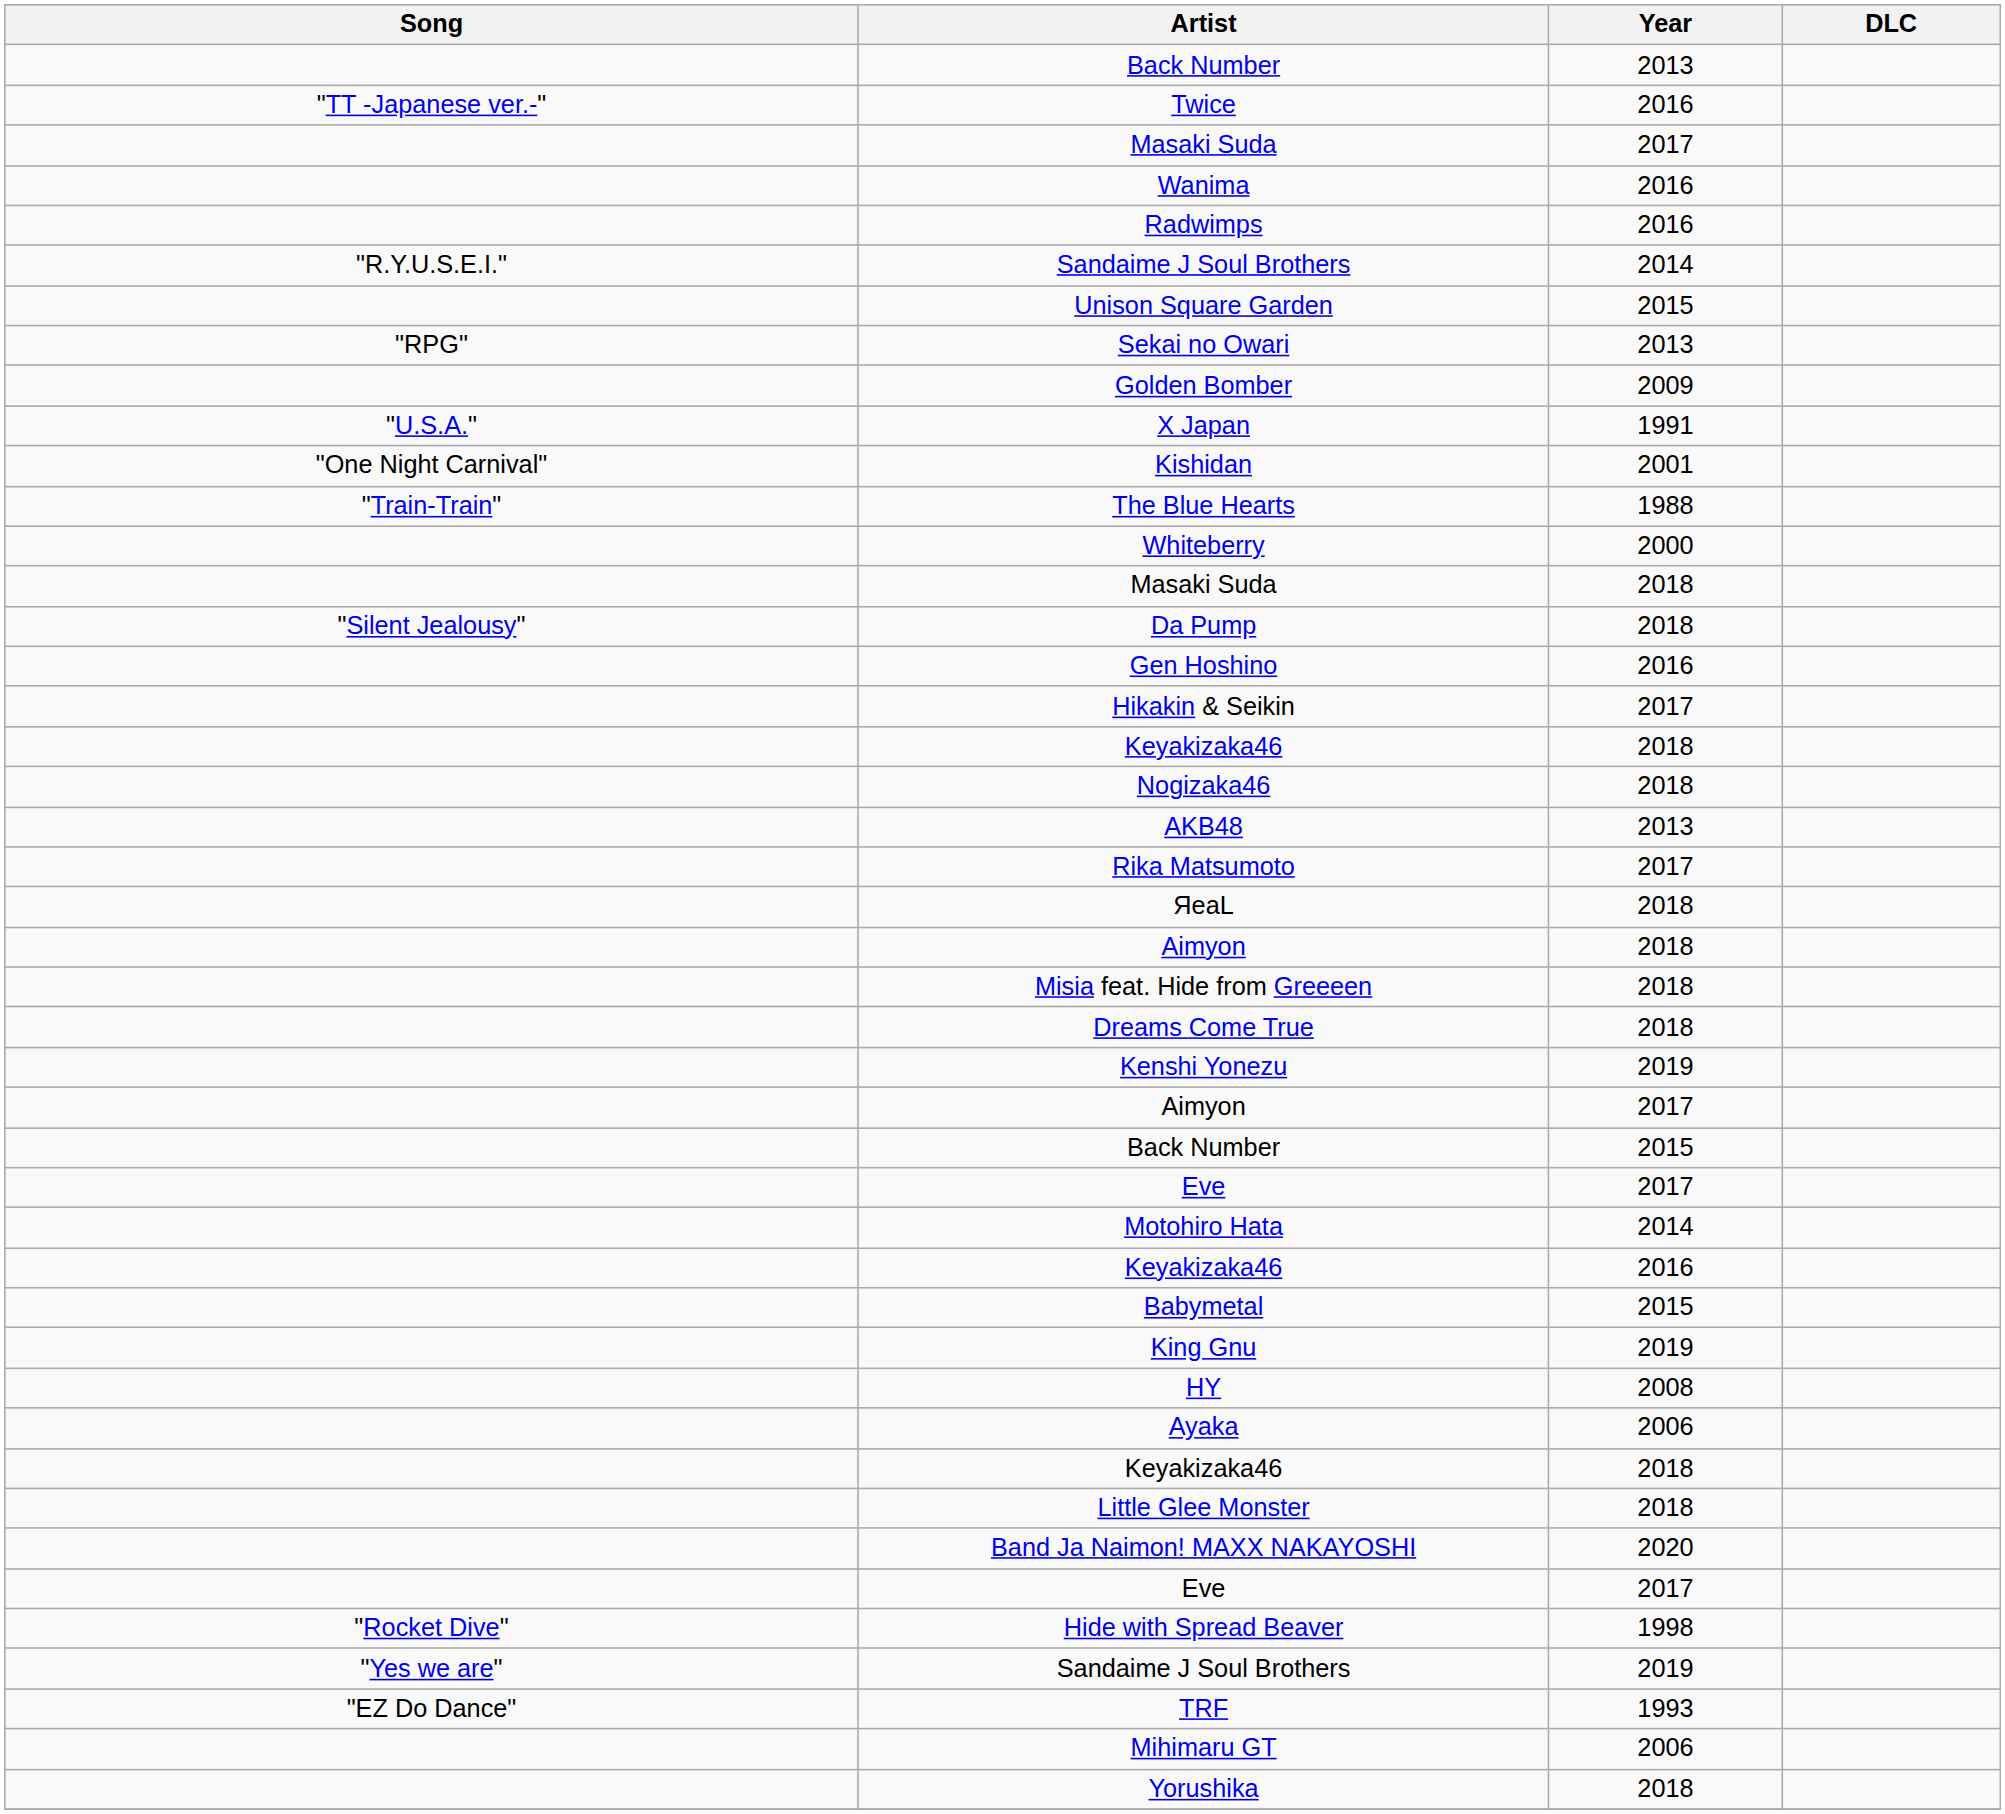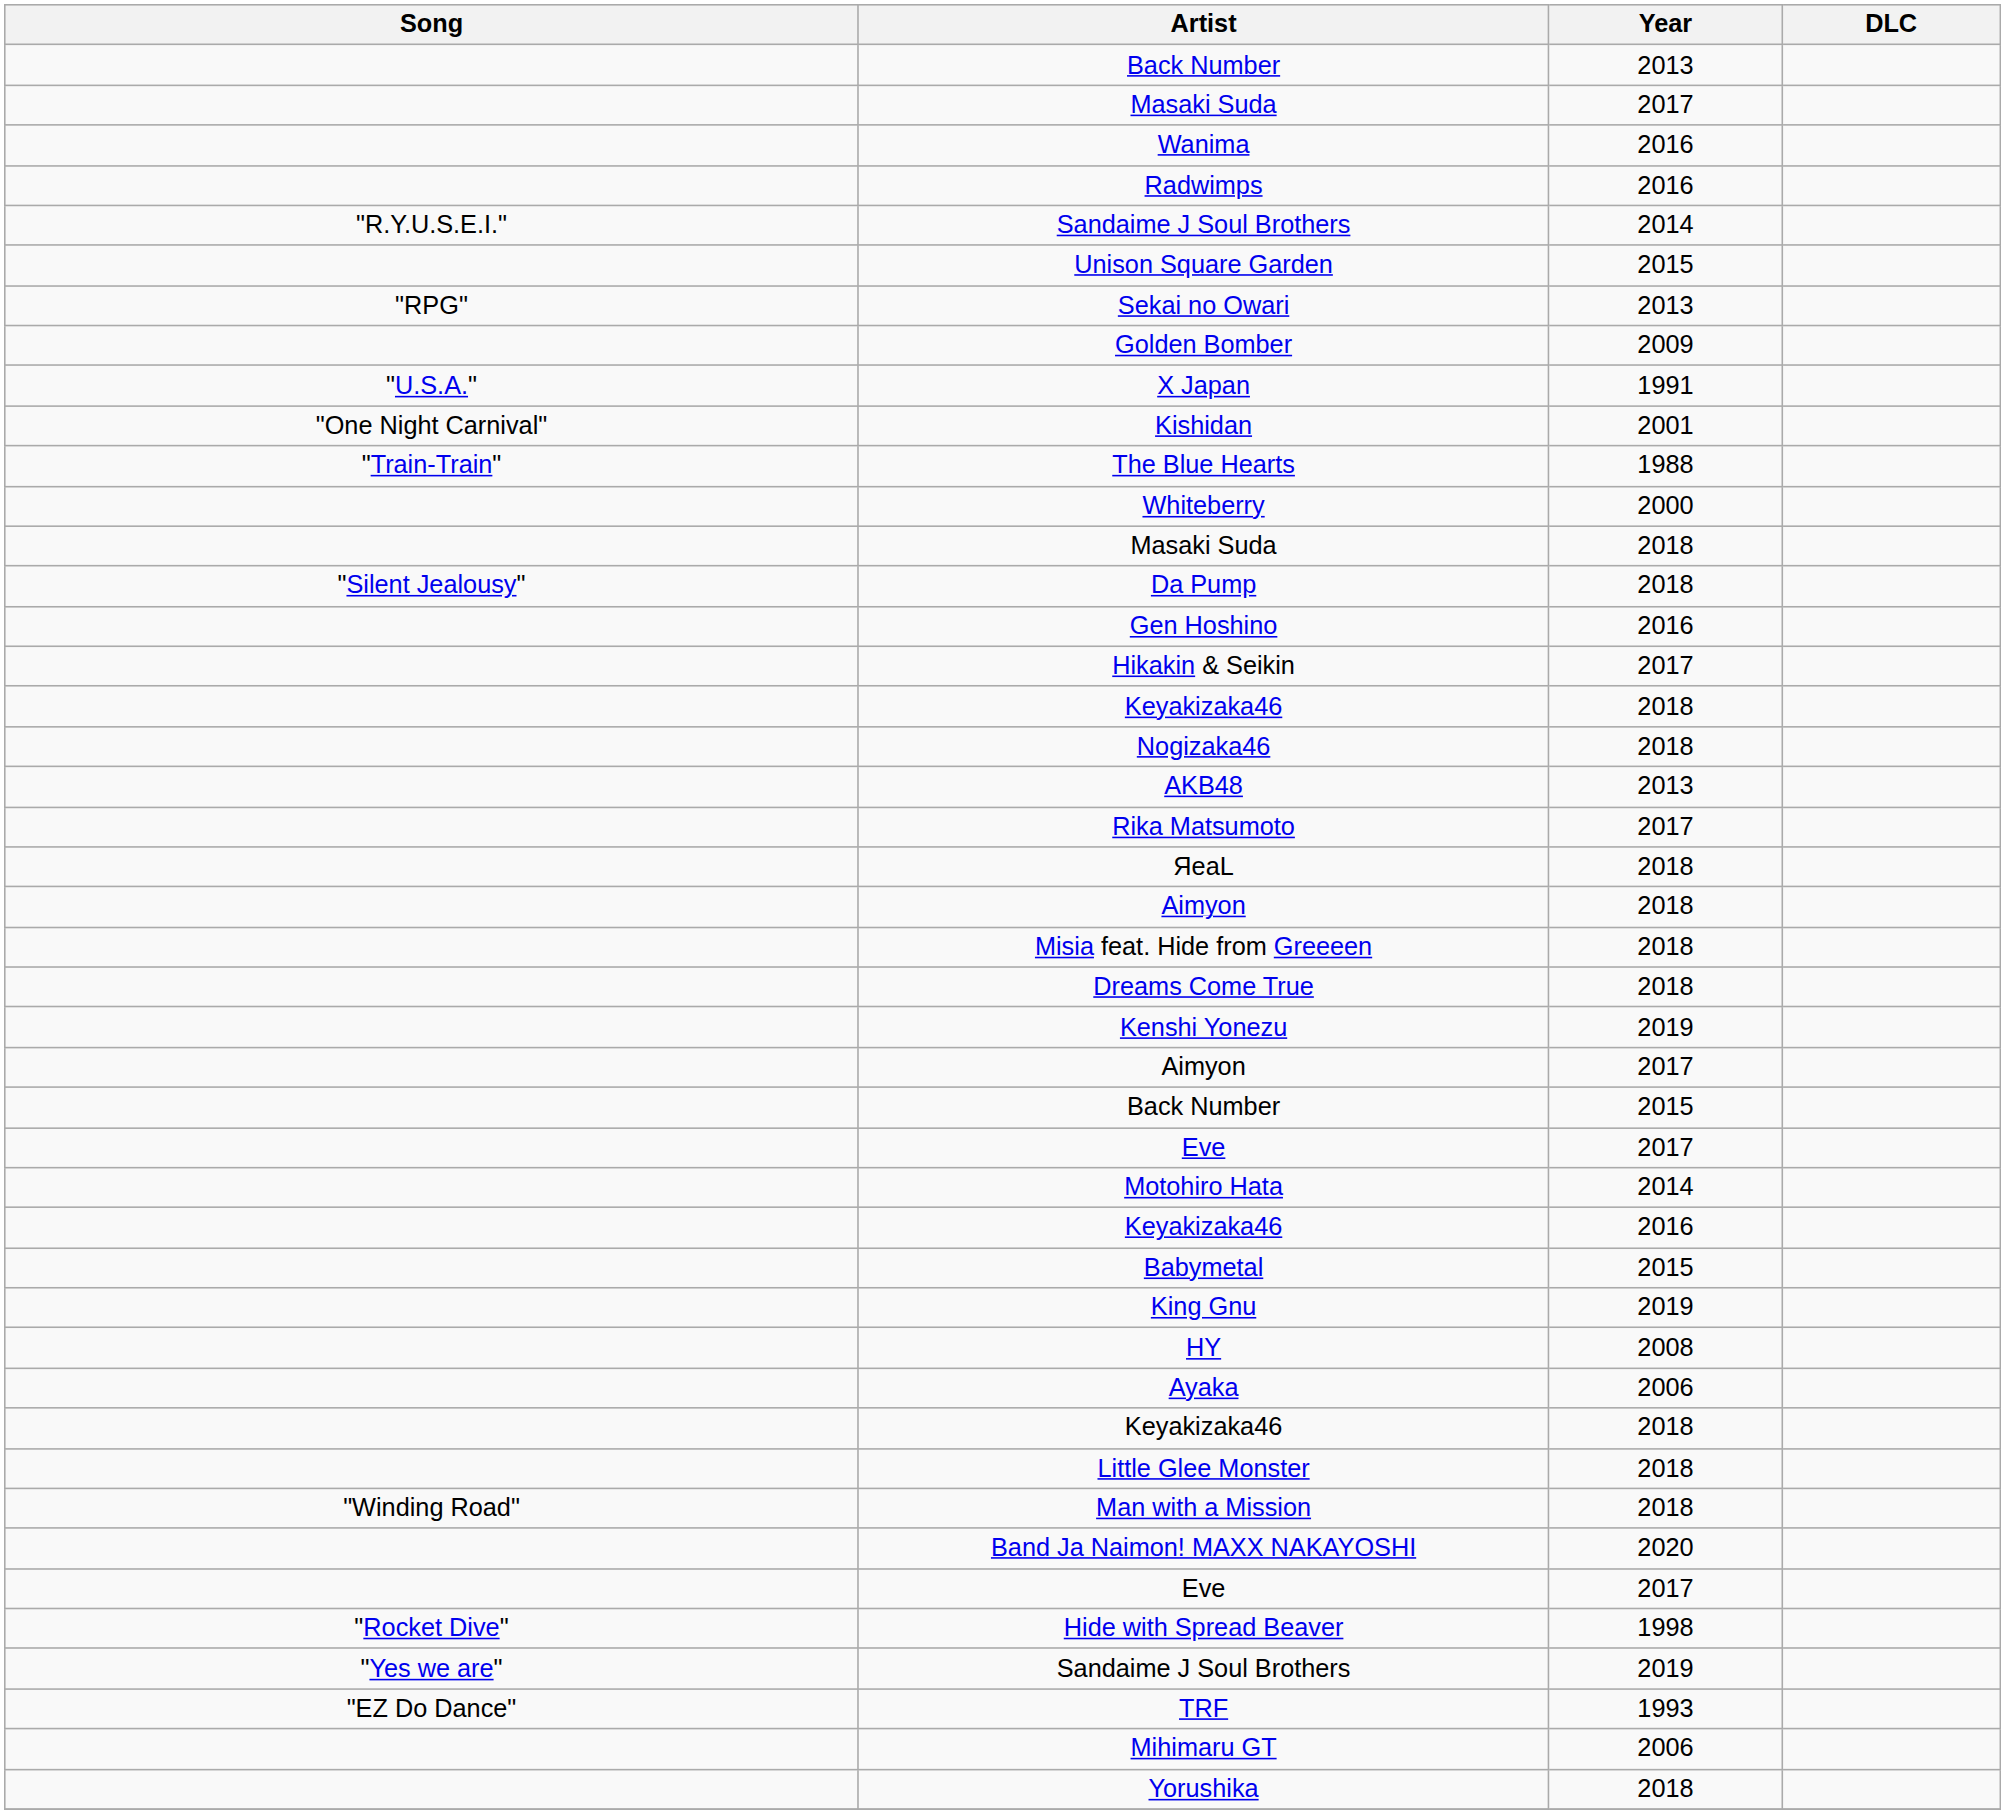- row: (1204, 104)
+ row: (1204, 1507)
